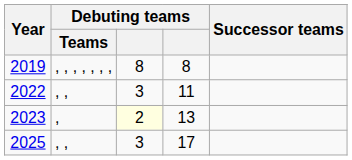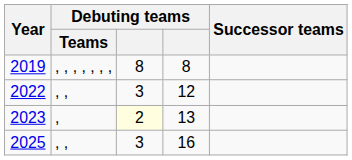(186, 92) 11 -> (186, 92) 12
(186, 142) 17 -> (186, 142) 16
